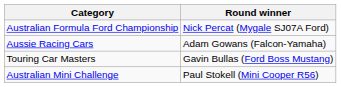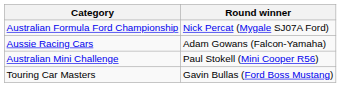rows swapped: (63, 75) <-> (51, 59)
